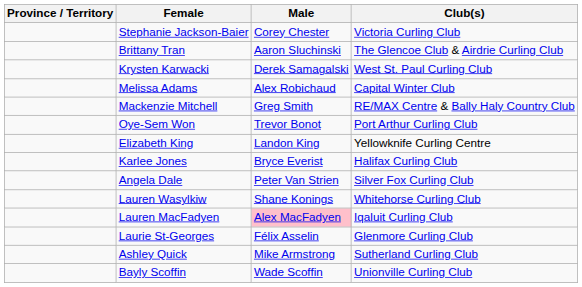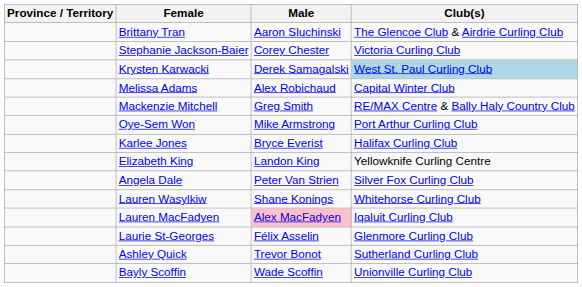rows swapped: (152, 50) <-> (184, 32)
(423, 69) no background -> (423, 69) lightblue background
(287, 124) Trevor Bonot -> (294, 124) Mike Armstrong
rows swapped: (156, 143) <-> (153, 161)
(294, 254) Mike Armstrong -> (287, 254) Trevor Bonot
